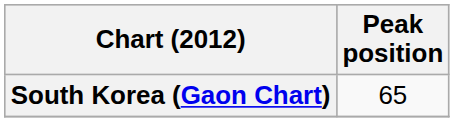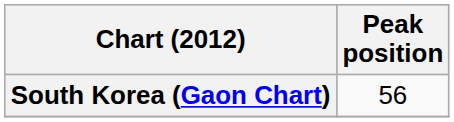(393, 95) 65 -> (393, 95) 56
